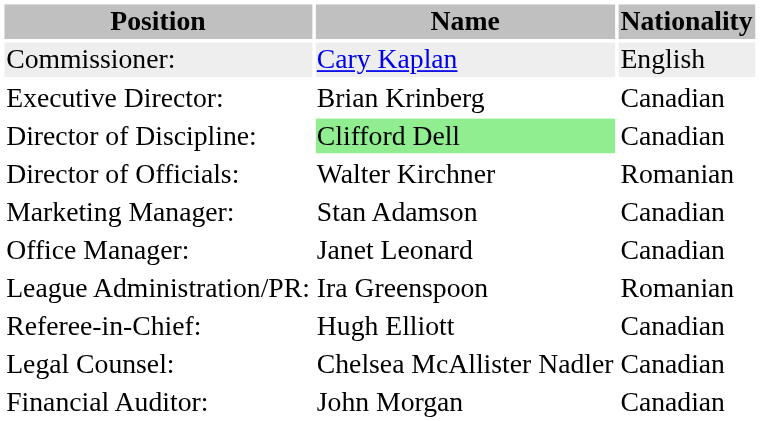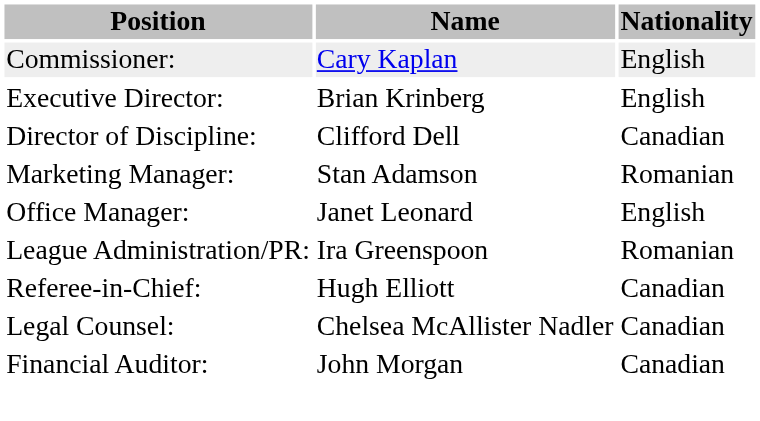(673, 97) Canadian -> (663, 97) English
(388, 135) lightgreen background -> (388, 135) no background
- row: (123, 173)
(673, 211) Canadian -> (677, 173) Romanian
(673, 249) Canadian -> (663, 211) English
